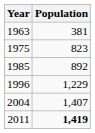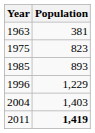(79, 66) 892 -> (79, 66) 893
(75, 102) 1,407 -> (75, 102) 1,403
